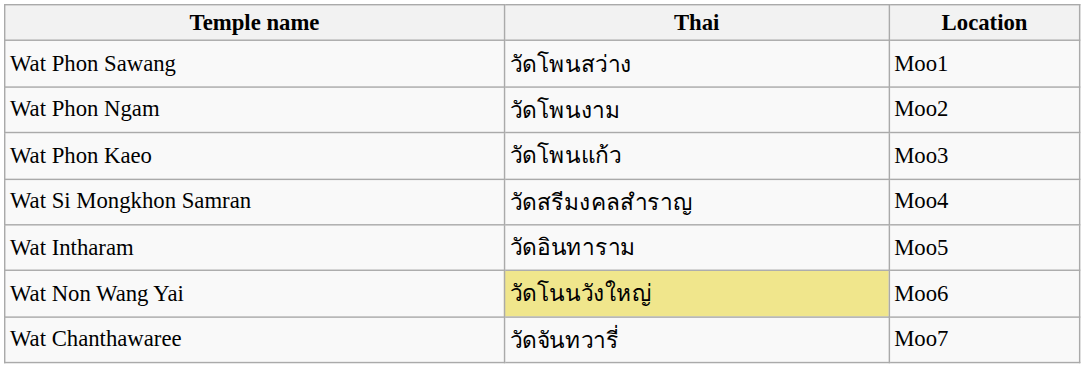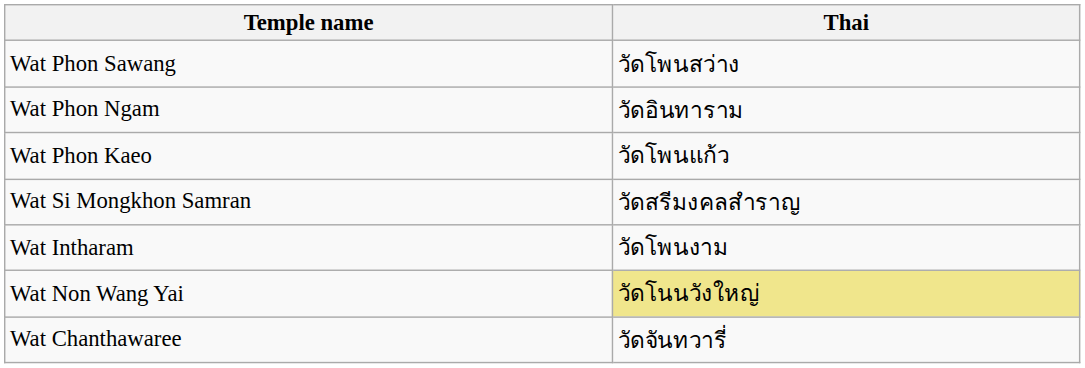- column: (985, 22)
(565, 110) วัดโพนงาม -> (681, 110) วัดอินทาราม
(573, 248) วัดอินทาราม -> (673, 248) วัดโพนงาม
